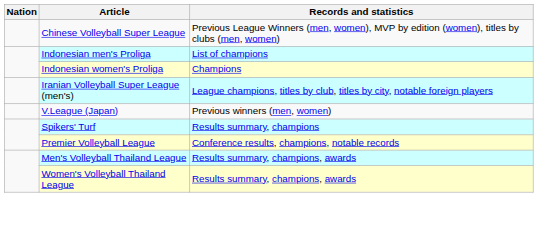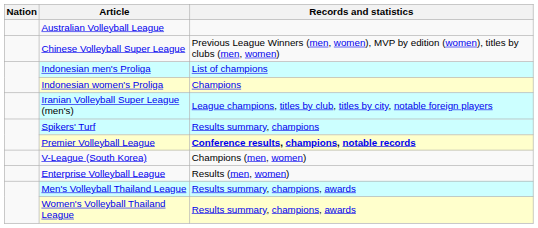+ row: (103, 27)
- row: (80, 111)
(296, 142) normal -> (304, 142) bold
+ row: (94, 158)
+ row: (103, 173)
